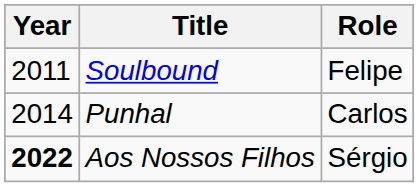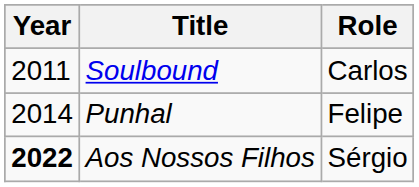(365, 70) Felipe -> (368, 70) Carlos
(368, 114) Carlos -> (365, 114) Felipe
